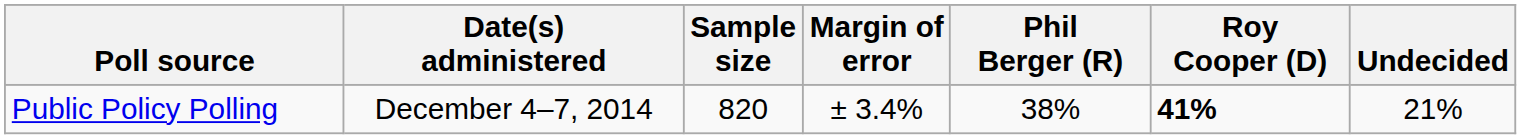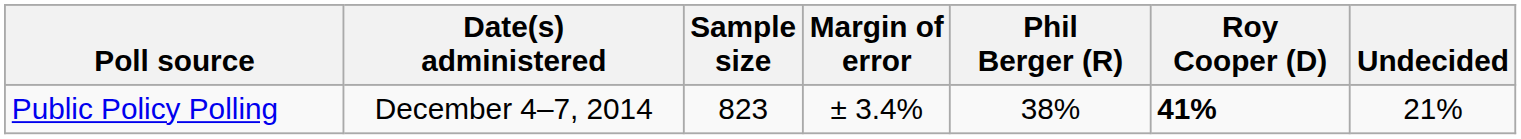(743, 108) 820 -> (743, 108) 823
